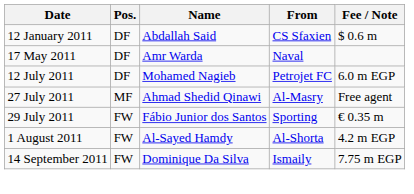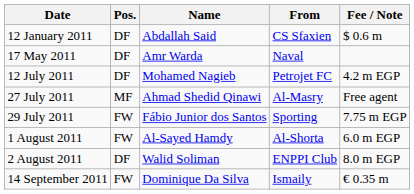(367, 76) 6.0 m EGP -> (372, 76) 4.2 m EGP
(361, 117) € 0.35 m -> (375, 117) 7.75 m EGP
(367, 138) 4.2 m EGP -> (372, 138) 6.0 m EGP
+ row: (45, 158)
(370, 158) 7.75 m EGP -> (366, 179) € 0.35 m
